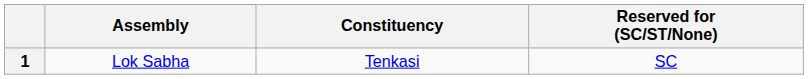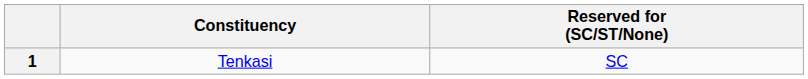- column: (151, 26)
